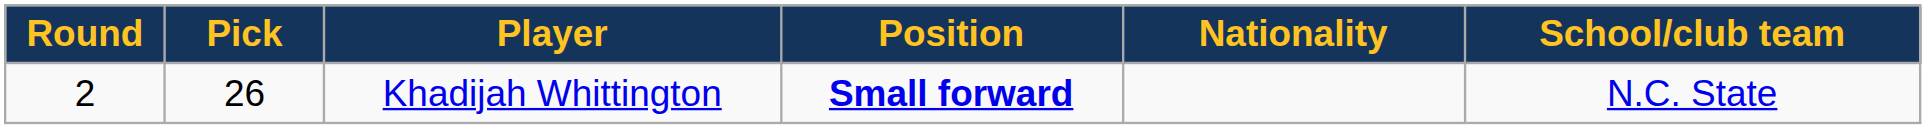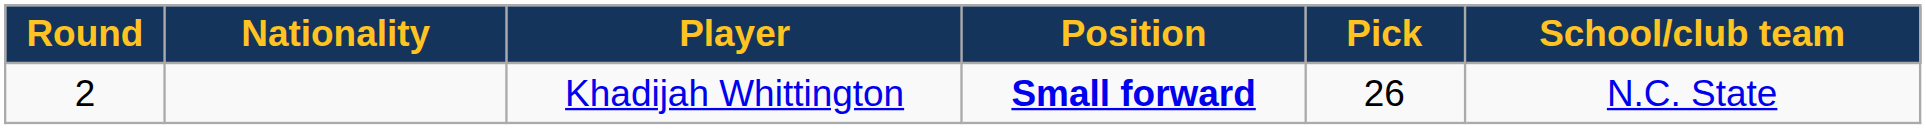columns swapped: (244, 33) <-> (1293, 33)
